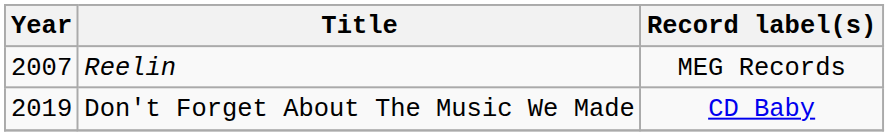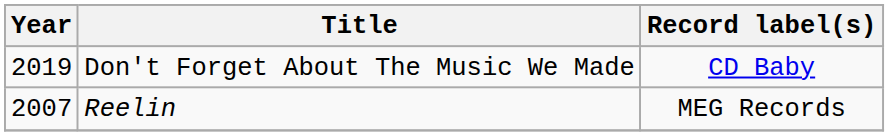rows swapped: (130, 67) <-> (360, 109)
